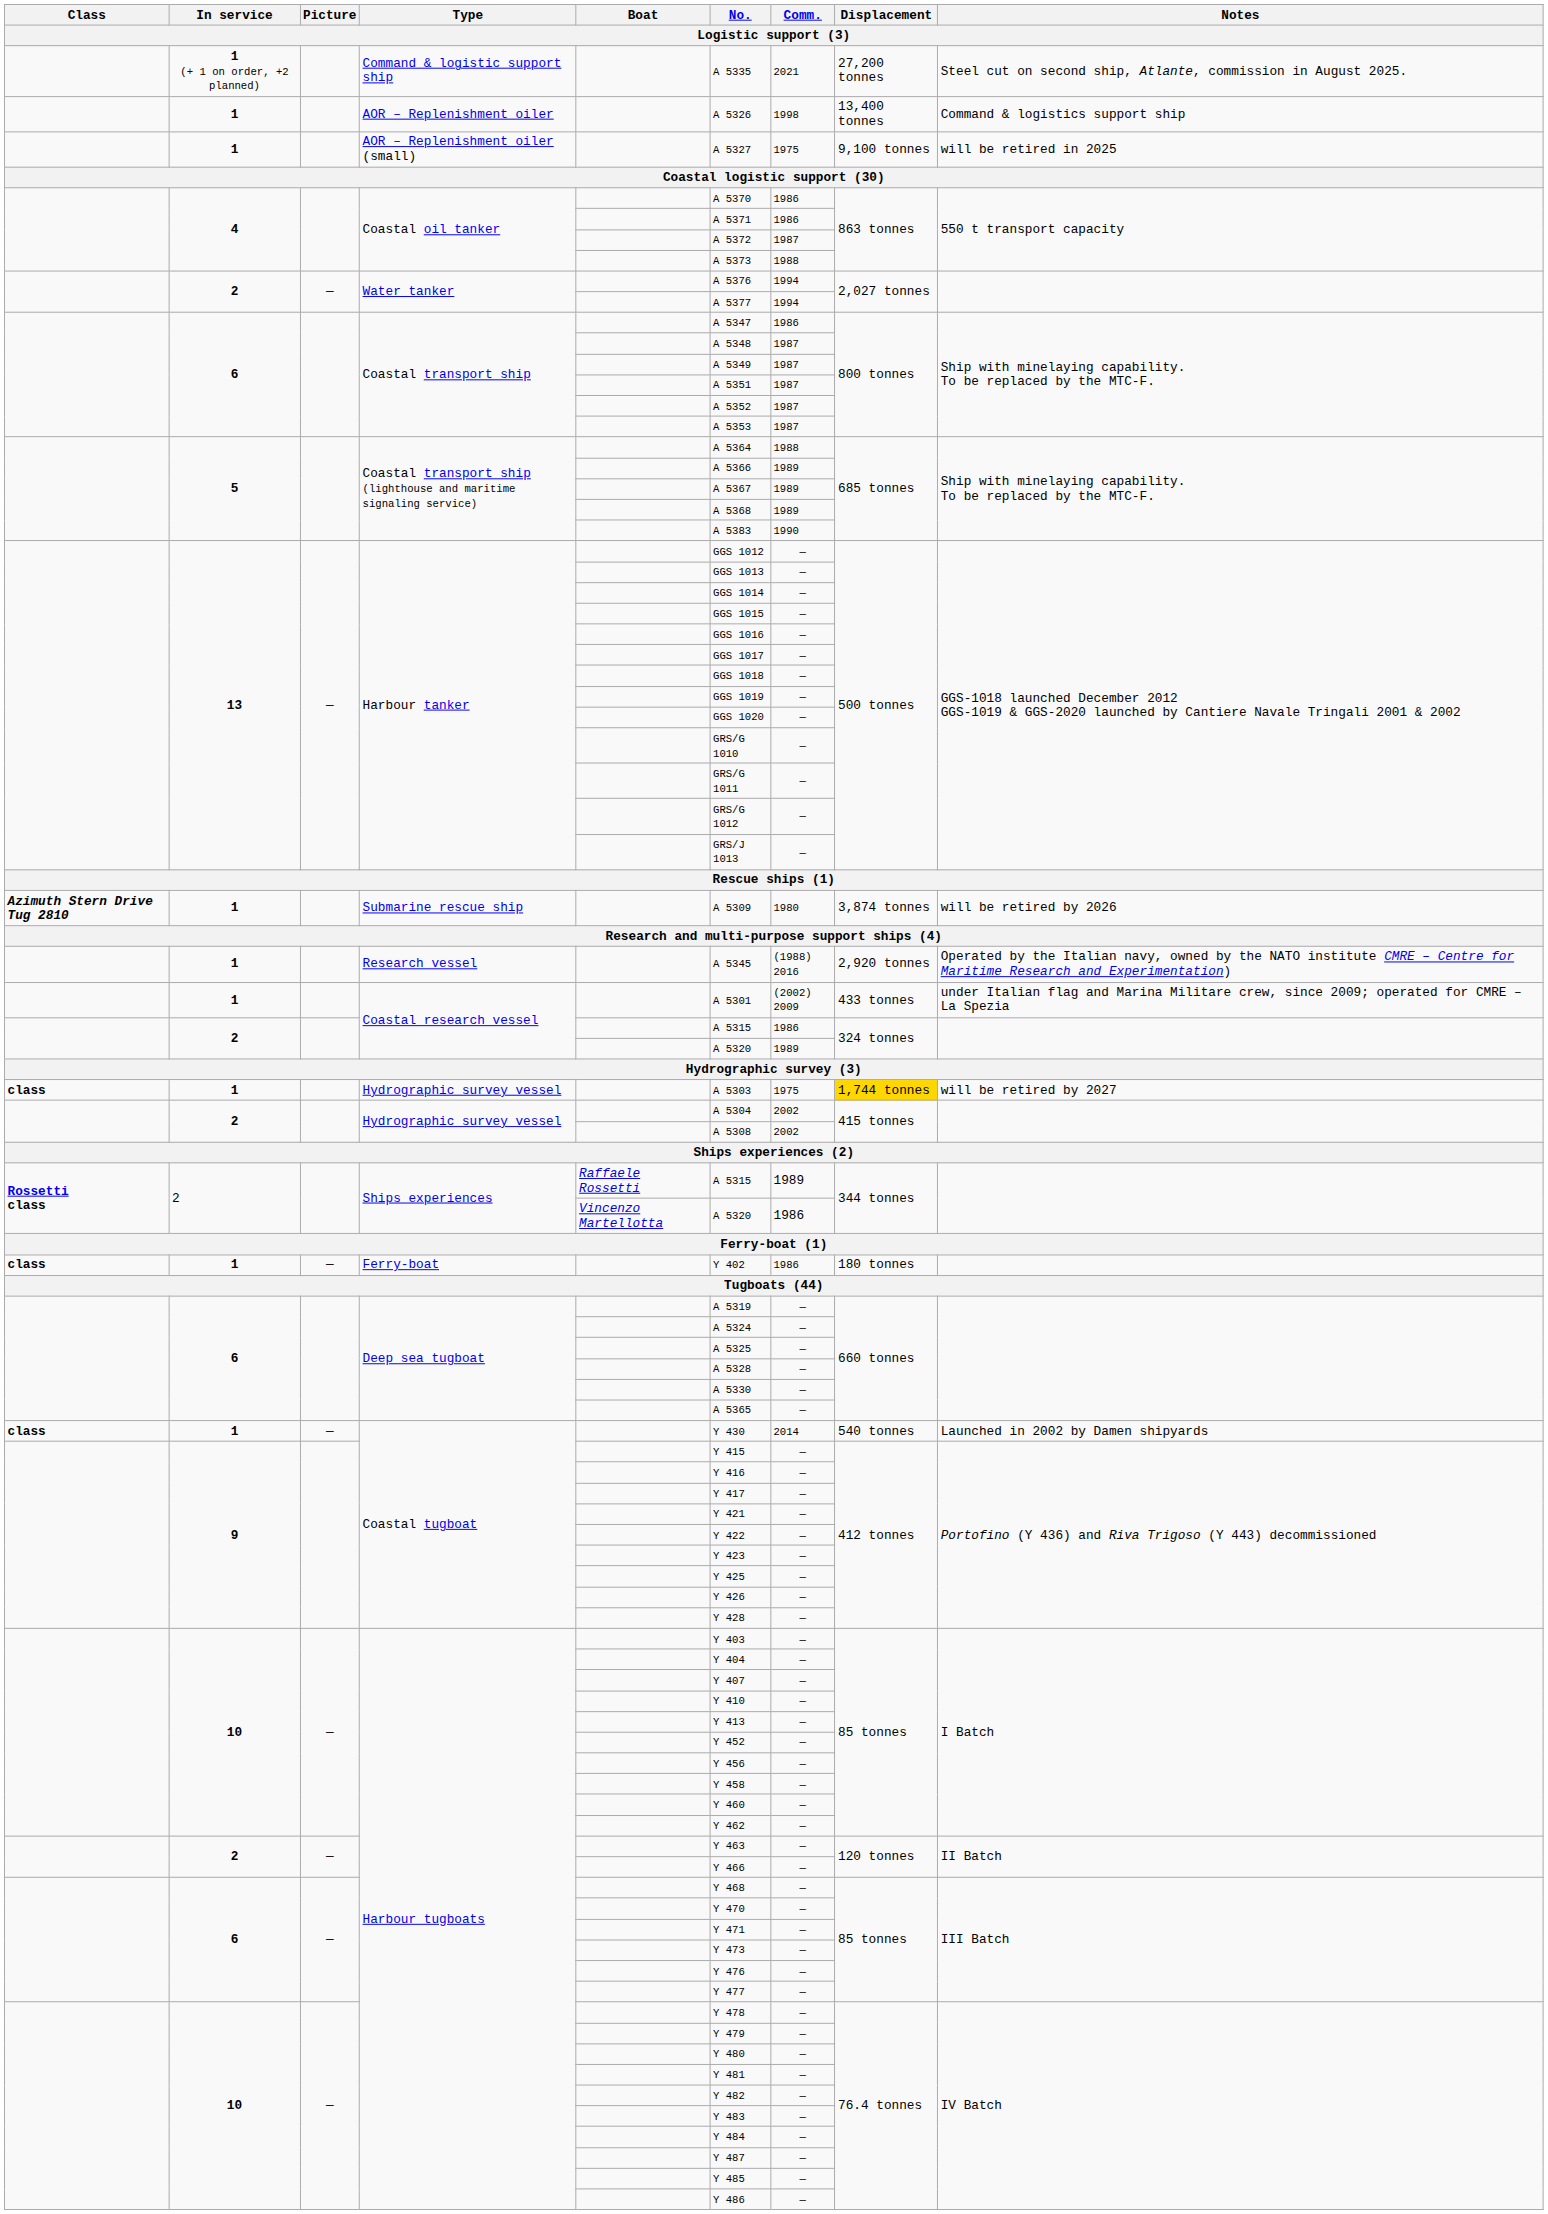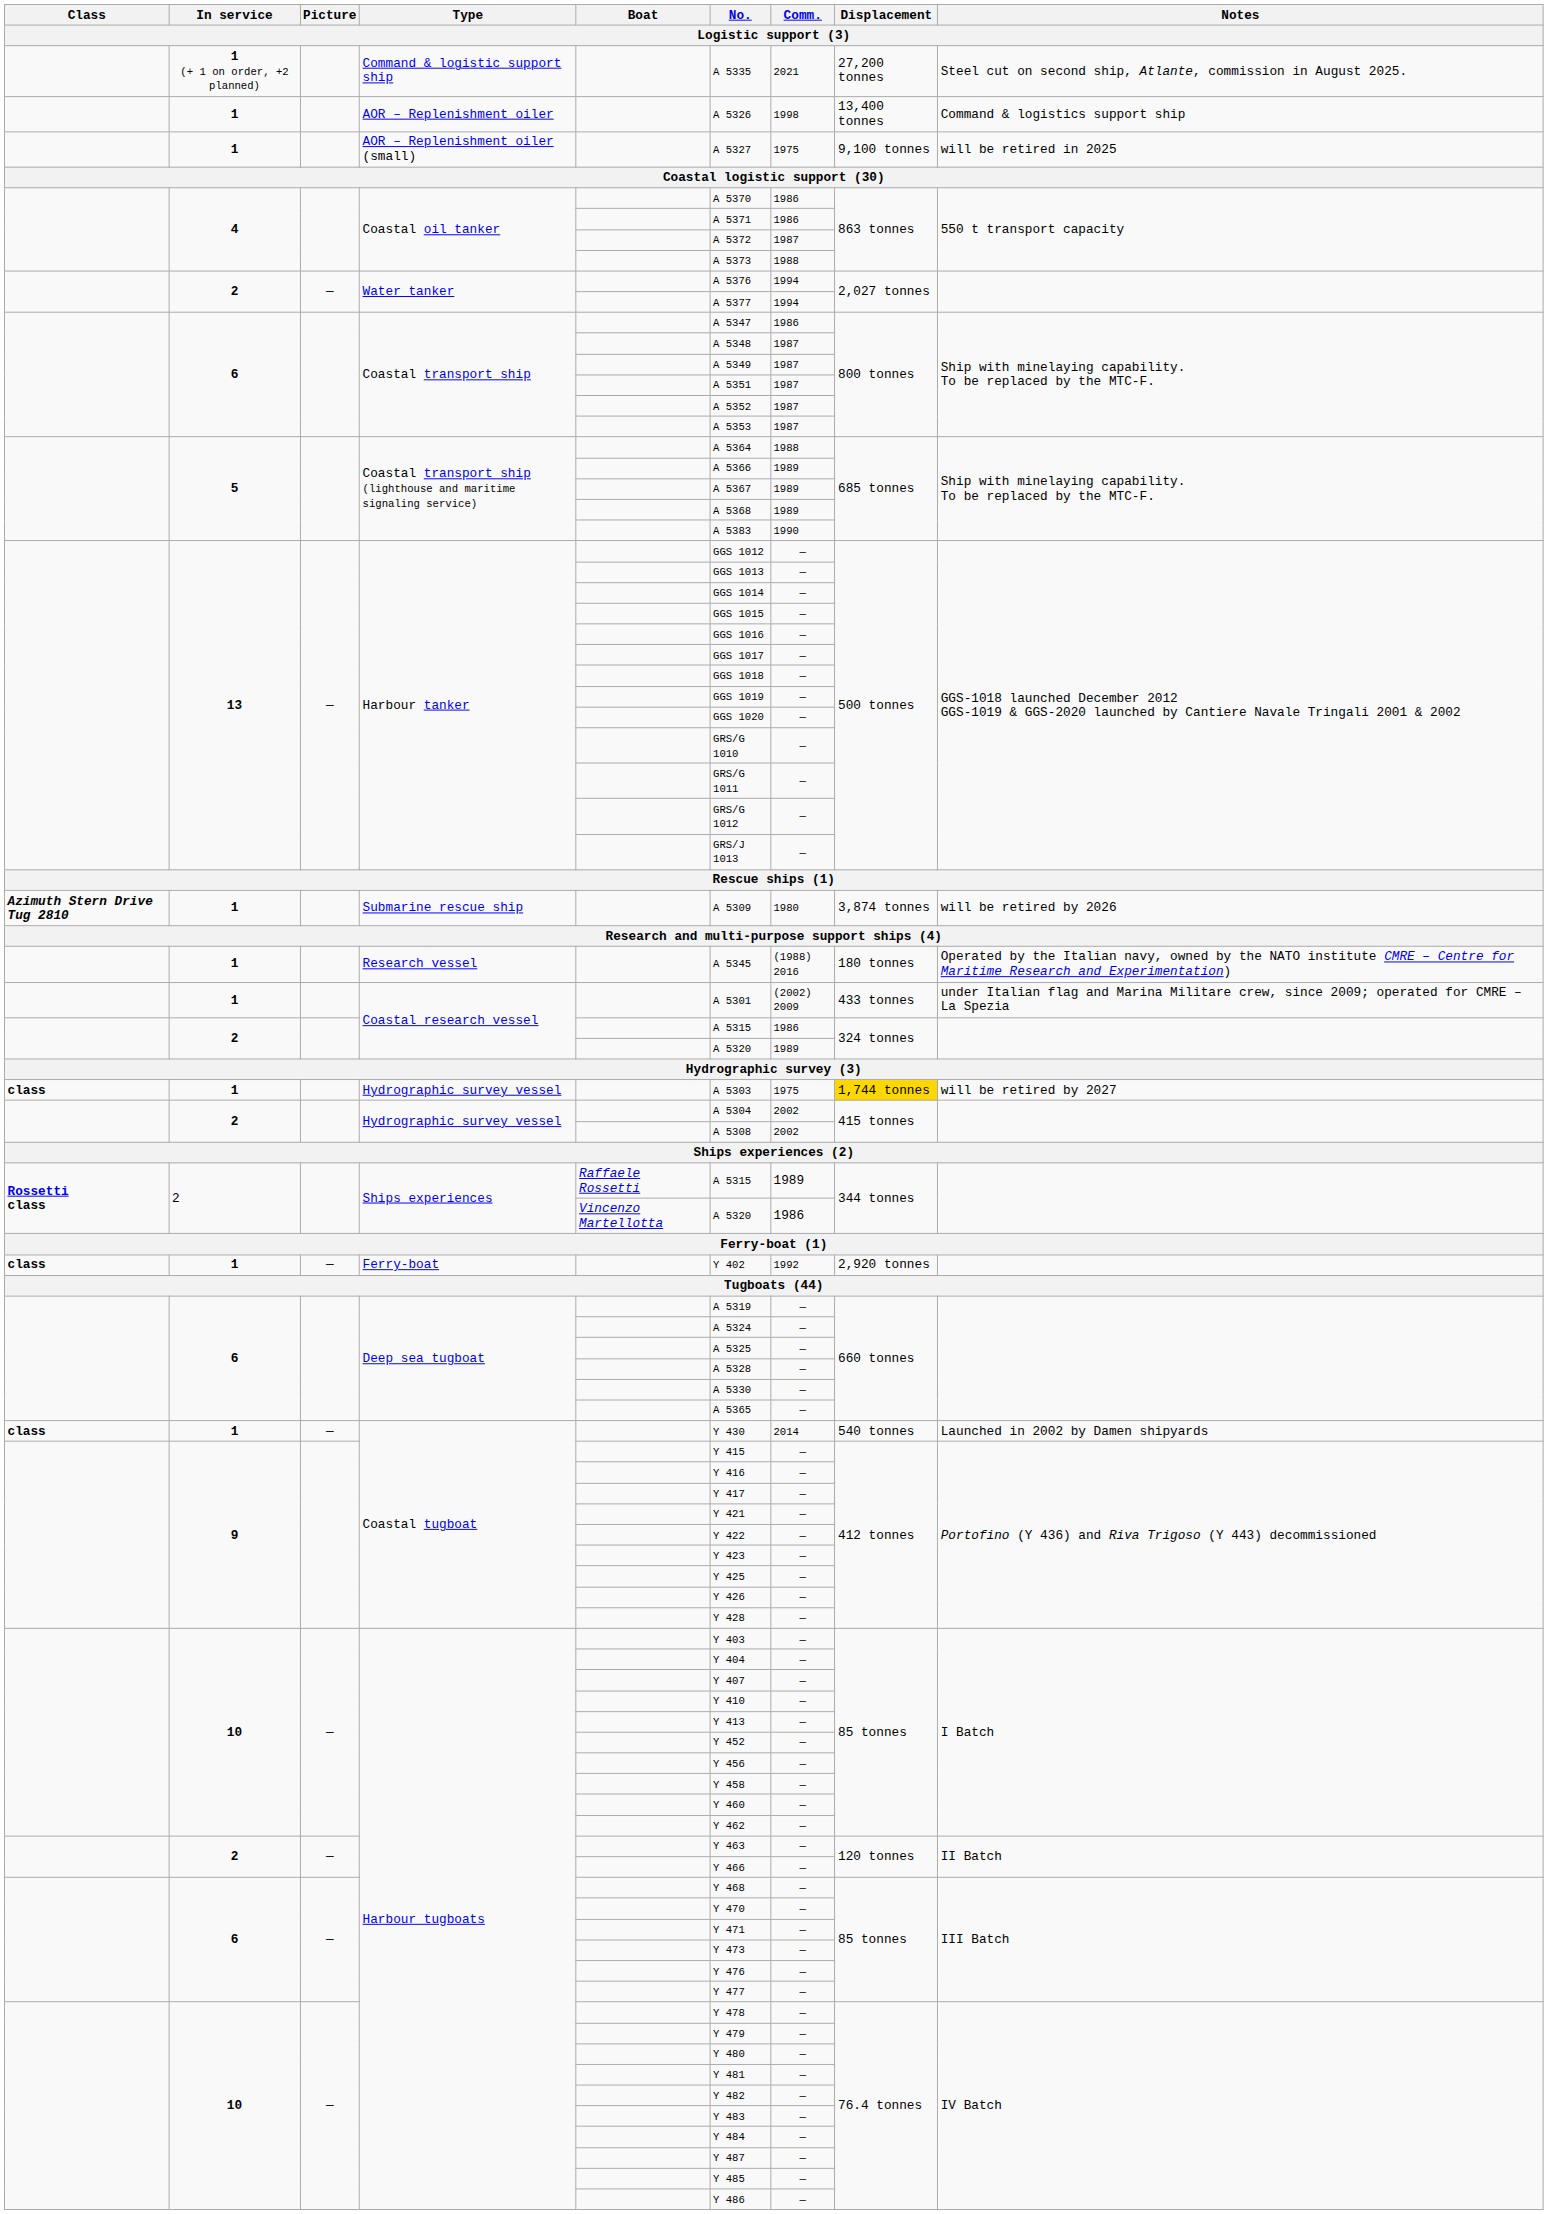(884, 964) 2,920 tonnes -> (876, 964) 180 tonnes
(786, 1265) 1986 -> (786, 1265) 1992
(876, 1265) 180 tonnes -> (884, 1265) 2,920 tonnes
